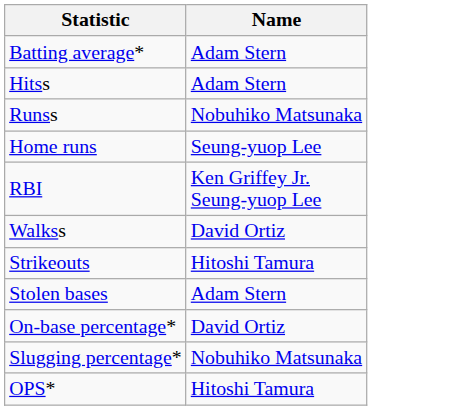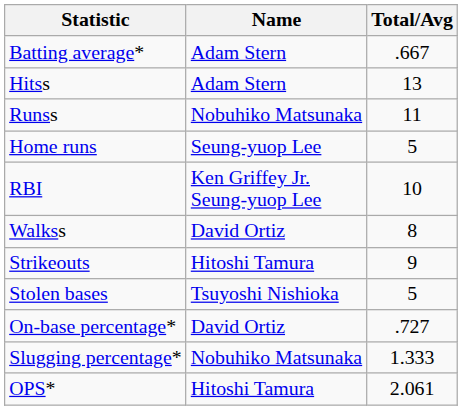+ column: (412, 20)
(238, 294) Adam Stern -> (265, 294) Tsuyoshi Nishioka
